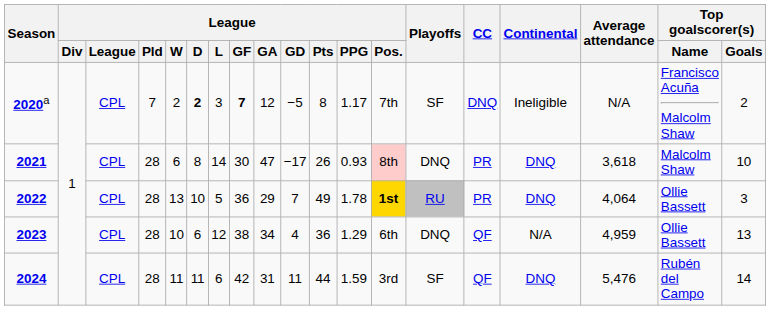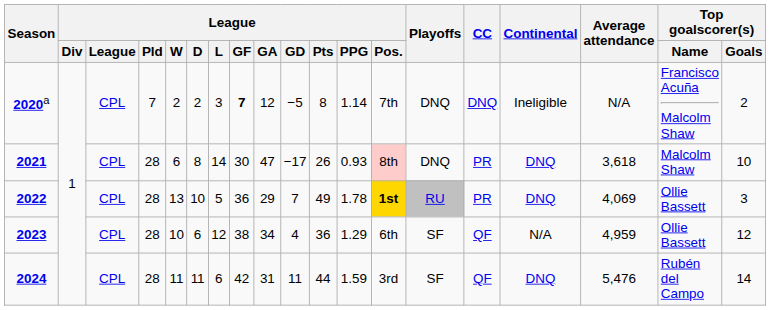(198, 103) bold -> (198, 103) normal
(354, 103) 1.17 -> (354, 103) 1.14
(435, 103) SF -> (435, 103) DNQ
(619, 198) 4,064 -> (619, 198) 4,069
(435, 235) DNQ -> (435, 235) SF
(744, 235) 13 -> (744, 235) 12
